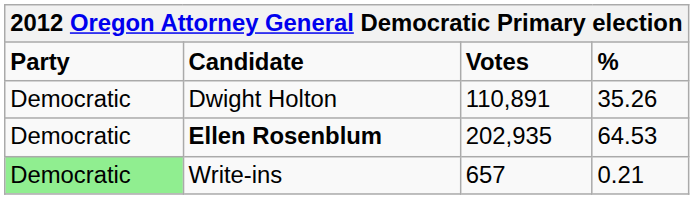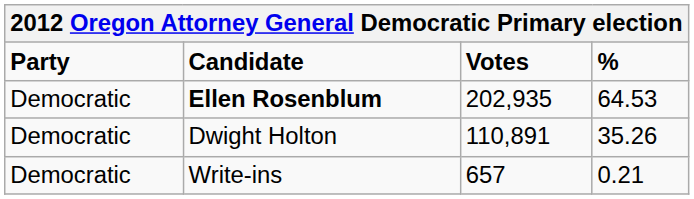rows swapped: (285, 136) <-> (263, 99)
(71, 174) lightgreen background -> (71, 174) no background
